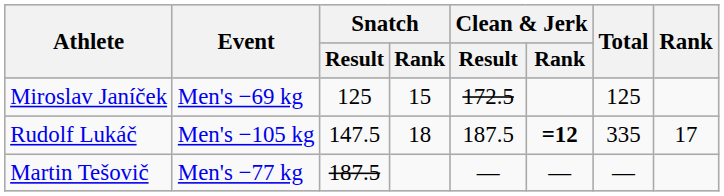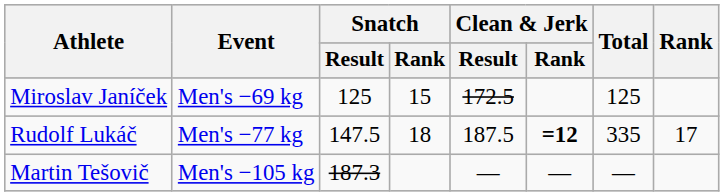(246, 135) Men's −105 kg -> (240, 135) Men's −77 kg
(240, 172) Men's −77 kg -> (246, 172) Men's −105 kg
(354, 172) 187.5 -> (354, 172) 187.3
